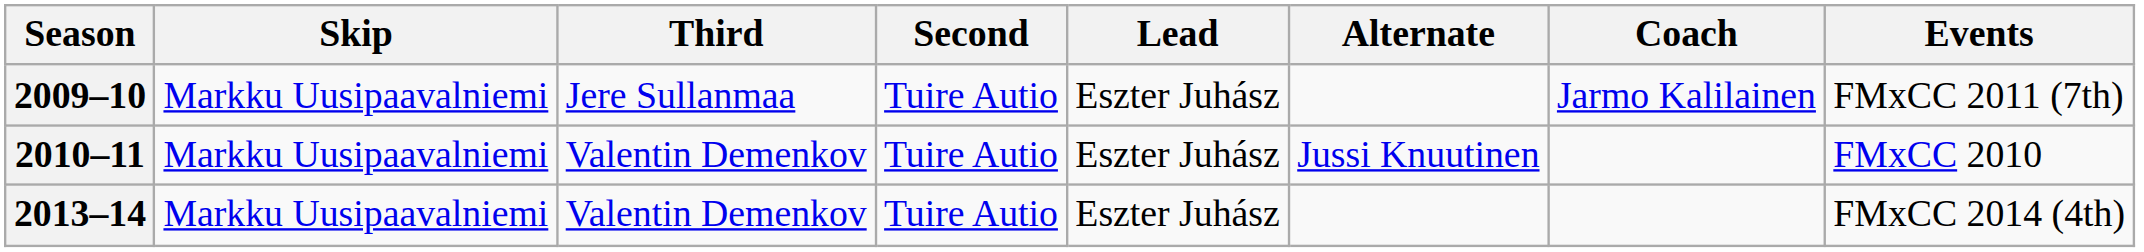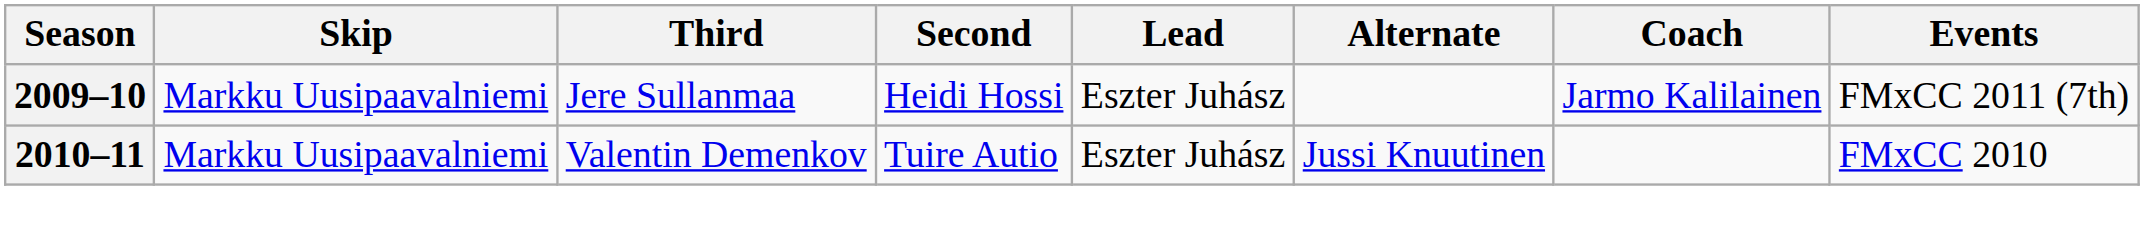(971, 94) Tuire Autio -> (974, 94) Heidi Hossi
- row: (80, 214)
